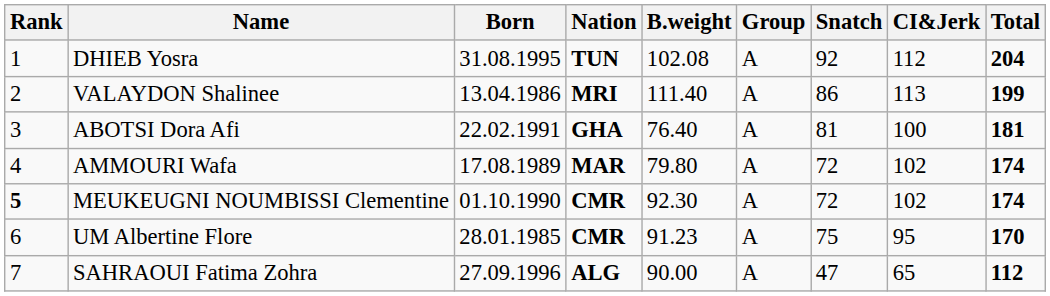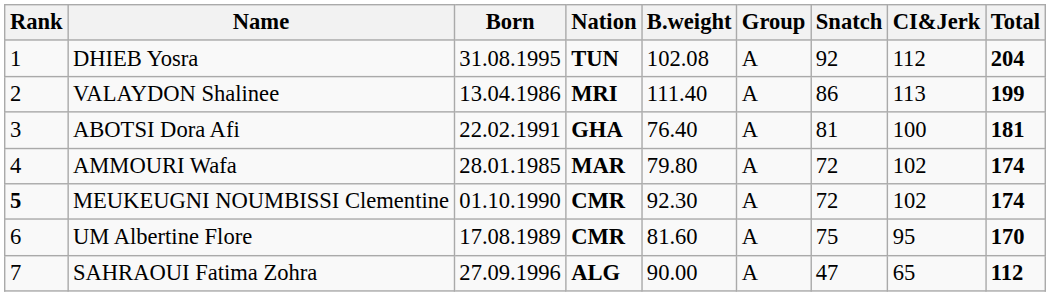(510, 165) 17.08.1989 -> (510, 165) 28.01.1985
(510, 237) 28.01.1985 -> (510, 237) 17.08.1989
(672, 237) 91.23 -> (672, 237) 81.60
